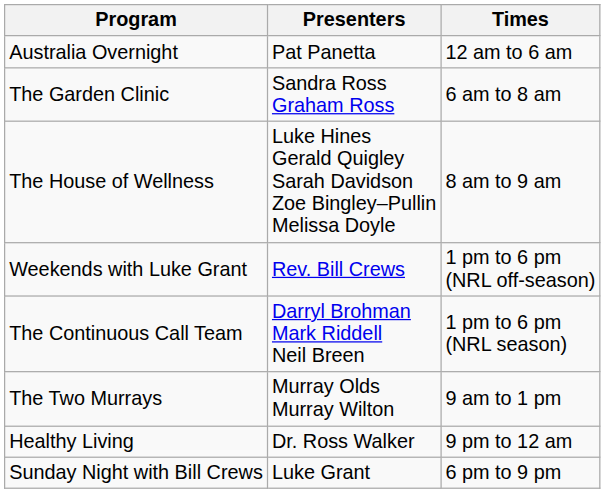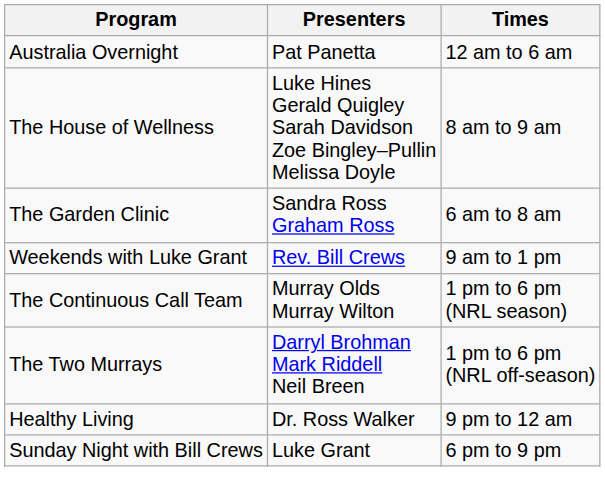rows swapped: (89, 94) <-> (112, 181)
(520, 268) 1 pm to 6 pm (NRL off-season) -> (503, 257) 9 am to 1 pm
(341, 333) Darryl Brohman Mark Riddell Neil Breen -> (333, 300) Murray Olds Murray Wilton
(333, 398) Murray Olds Murray Wilton -> (341, 365) Darryl Brohman Mark Riddell Neil Breen
(503, 398) 9 am to 1 pm -> (520, 365) 1 pm to 6 pm (NRL off-season)
